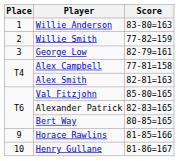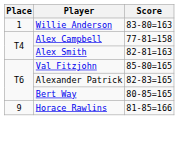- row: (66, 39)
- row: (61, 53)
- row: (69, 149)
